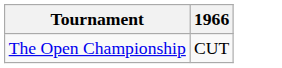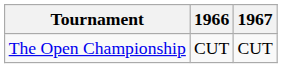+ column: (255, 19)
